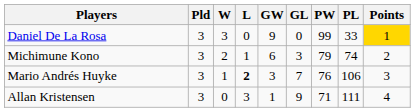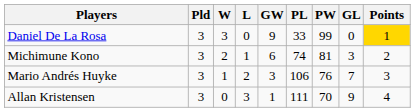columns swapped: (299, 14) <-> (351, 14)
(325, 55) 79 -> (325, 55) 81
(247, 76) bold -> (247, 76) normal
(325, 96) 71 -> (325, 96) 70
